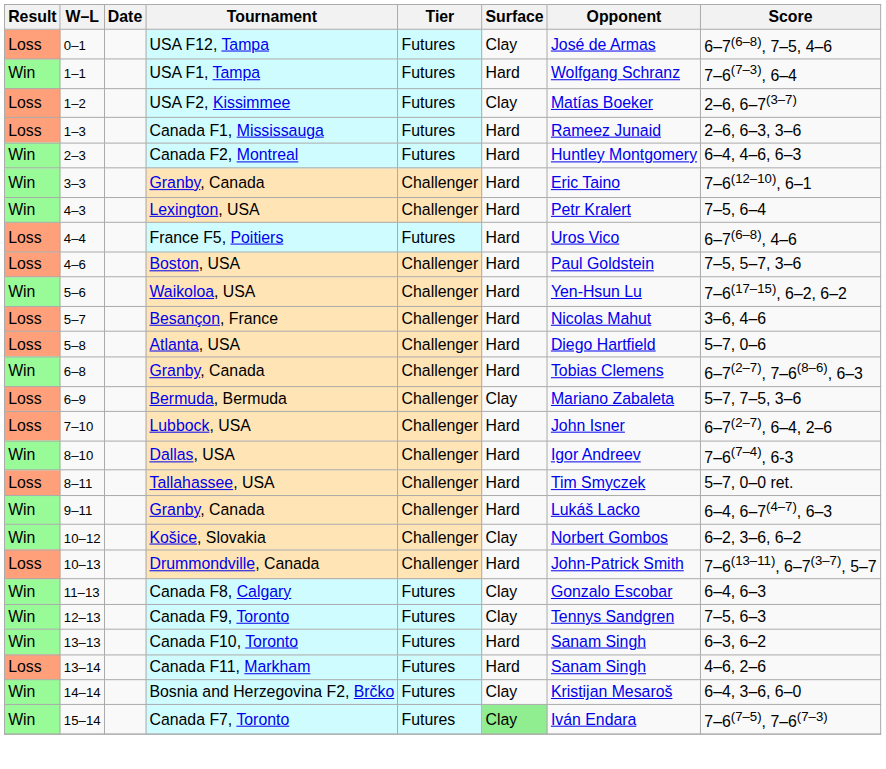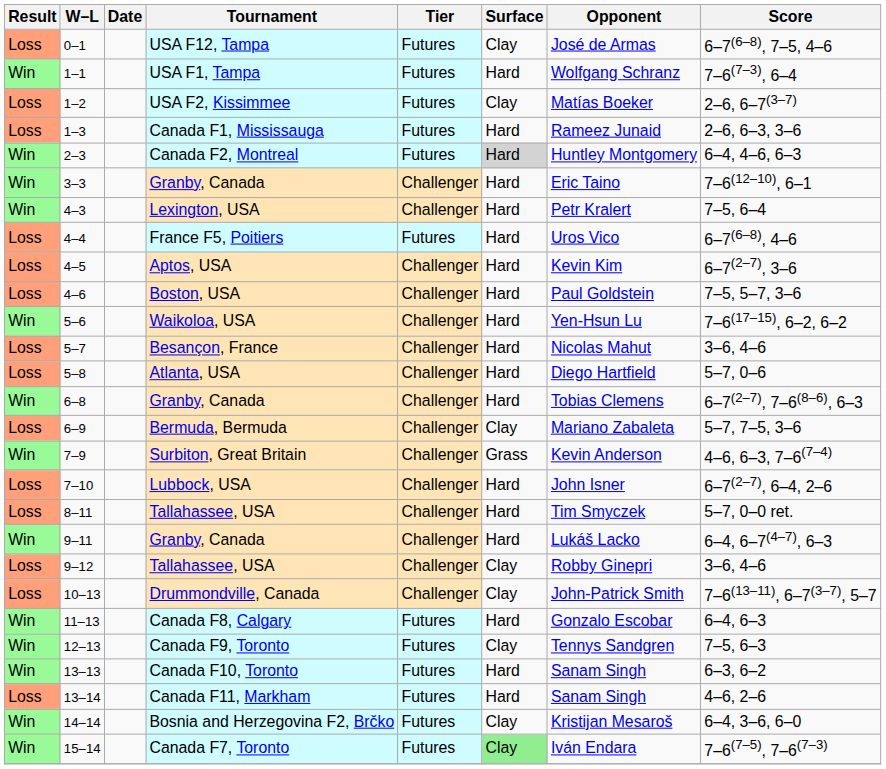(503, 155) no background -> (503, 155) lightgrey background
+ row: (75, 267)
+ row: (75, 456)
- row: (79, 456)
+ row: (79, 567)
- row: (82, 538)
(503, 564) Hard -> (501, 593) Clay
(501, 591) Clay -> (503, 621) Hard
